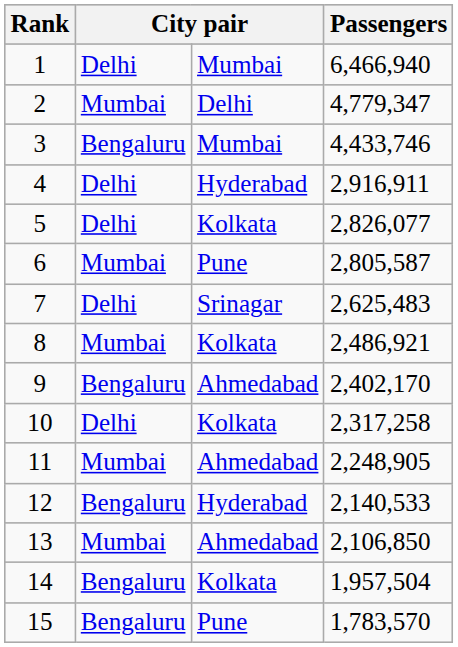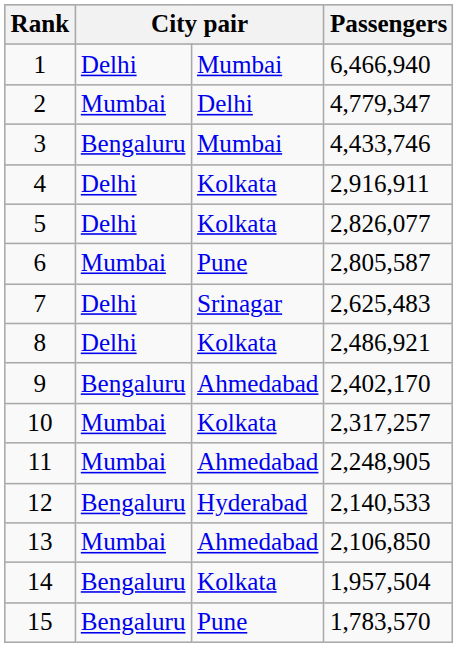(252, 183) Hyderabad -> (237, 183) Kolkata
(123, 343) Mumbai -> (109, 343) Delhi
(109, 422) Delhi -> (123, 422) Mumbai
(380, 422) 2,317,258 -> (380, 422) 2,317,257
